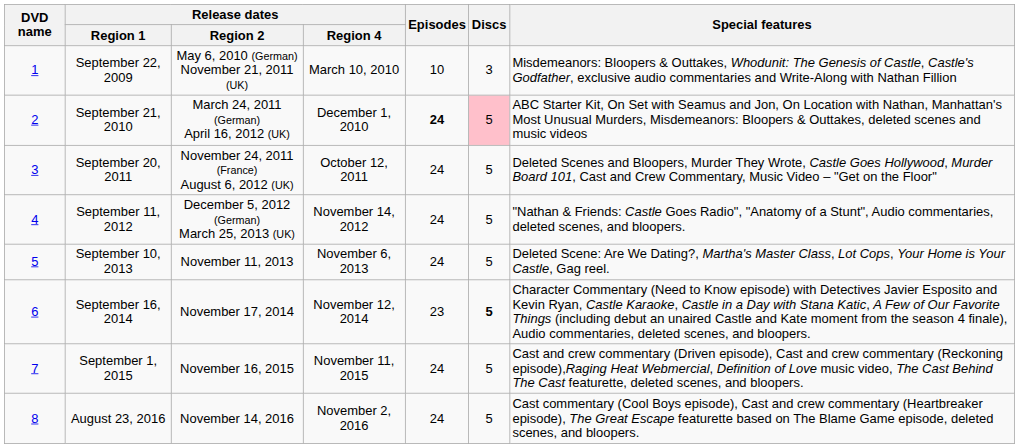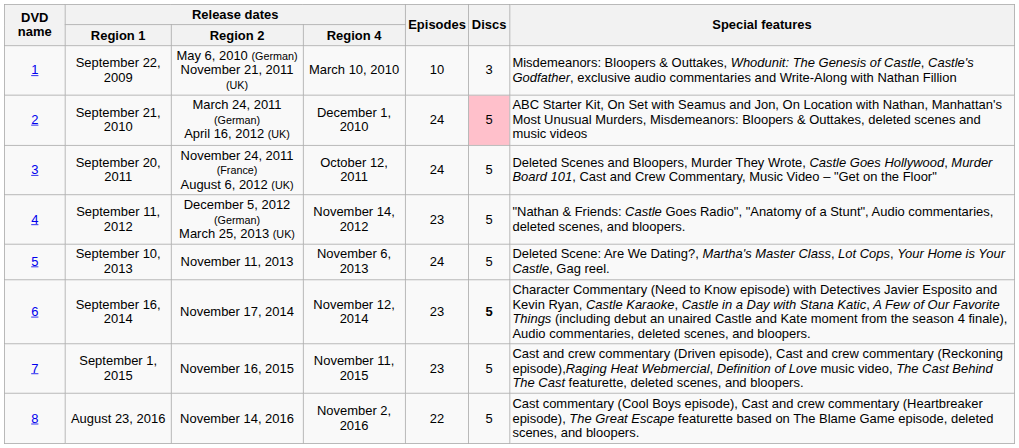(437, 120) bold -> (437, 120) normal
(437, 219) 24 -> (437, 219) 23
(437, 368) 24 -> (437, 368) 23
(437, 418) 24 -> (437, 418) 22
